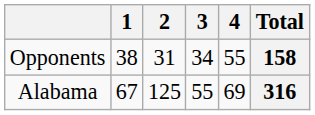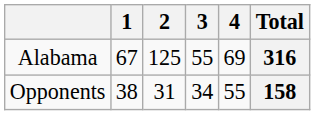rows swapped: (58, 92) <-> (58, 57)
